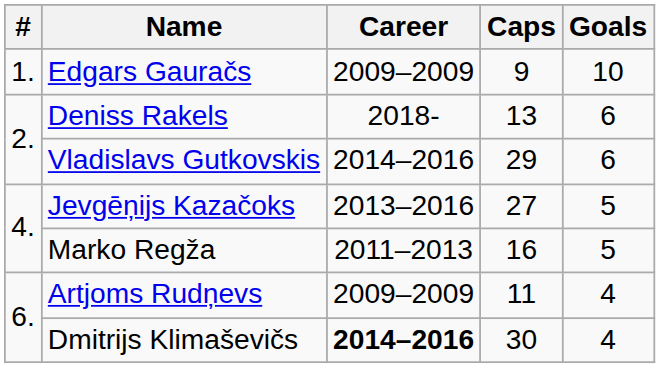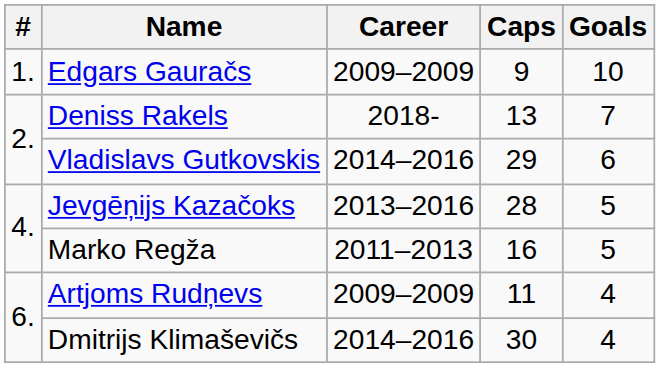(608, 116) 6 -> (608, 116) 7
(521, 205) 27 -> (521, 205) 28
(404, 339) bold -> (404, 339) normal
